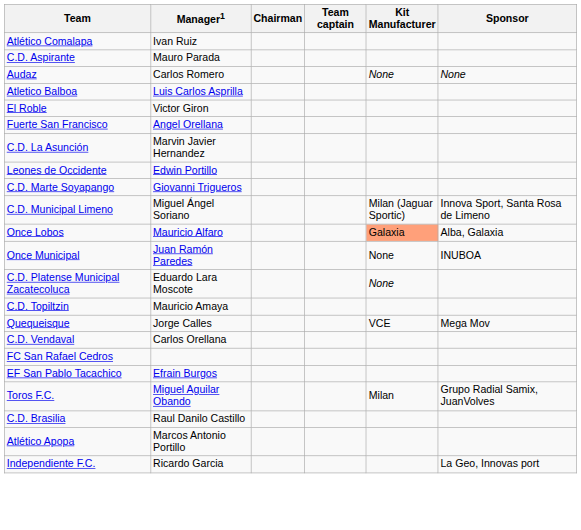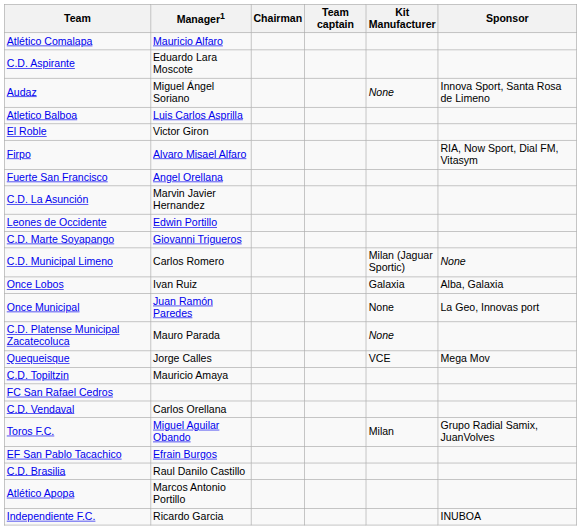(175, 41) Ivan Ruiz -> (188, 41) Mauricio Alfaro
(187, 58) Mauro Parada -> (185, 64) Eduardo Lara Moscote
(189, 74) Carlos Romero -> (184, 92) Miguel Ángel Soriano
(453, 74) None -> (501, 92) Innova Sport, Santa Rosa de Limeno
+ row: (19, 154)
(184, 210) Miguel Ángel Soriano -> (189, 262) Carlos Romero
(501, 210) Innova Sport, Santa Rosa de Limeno -> (453, 262) None
(188, 232) Mauricio Alfaro -> (175, 285) Ivan Ruiz
(387, 232) lightsalmon background -> (387, 285) no background
(461, 255) INUBOA -> (490, 307) La Geo, Innovas port
(185, 284) Eduardo Lara Moscote -> (187, 336) Mauro Parada
rows swapped: (38, 323) <-> (38, 306)
rows swapped: (60, 356) <-> (41, 340)
rows swapped: (31, 396) <-> (64, 373)
(490, 464) La Geo, Innovas port -> (461, 516) INUBOA
